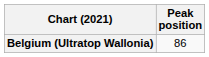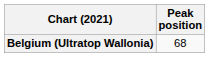(180, 43) 86 -> (180, 43) 68
